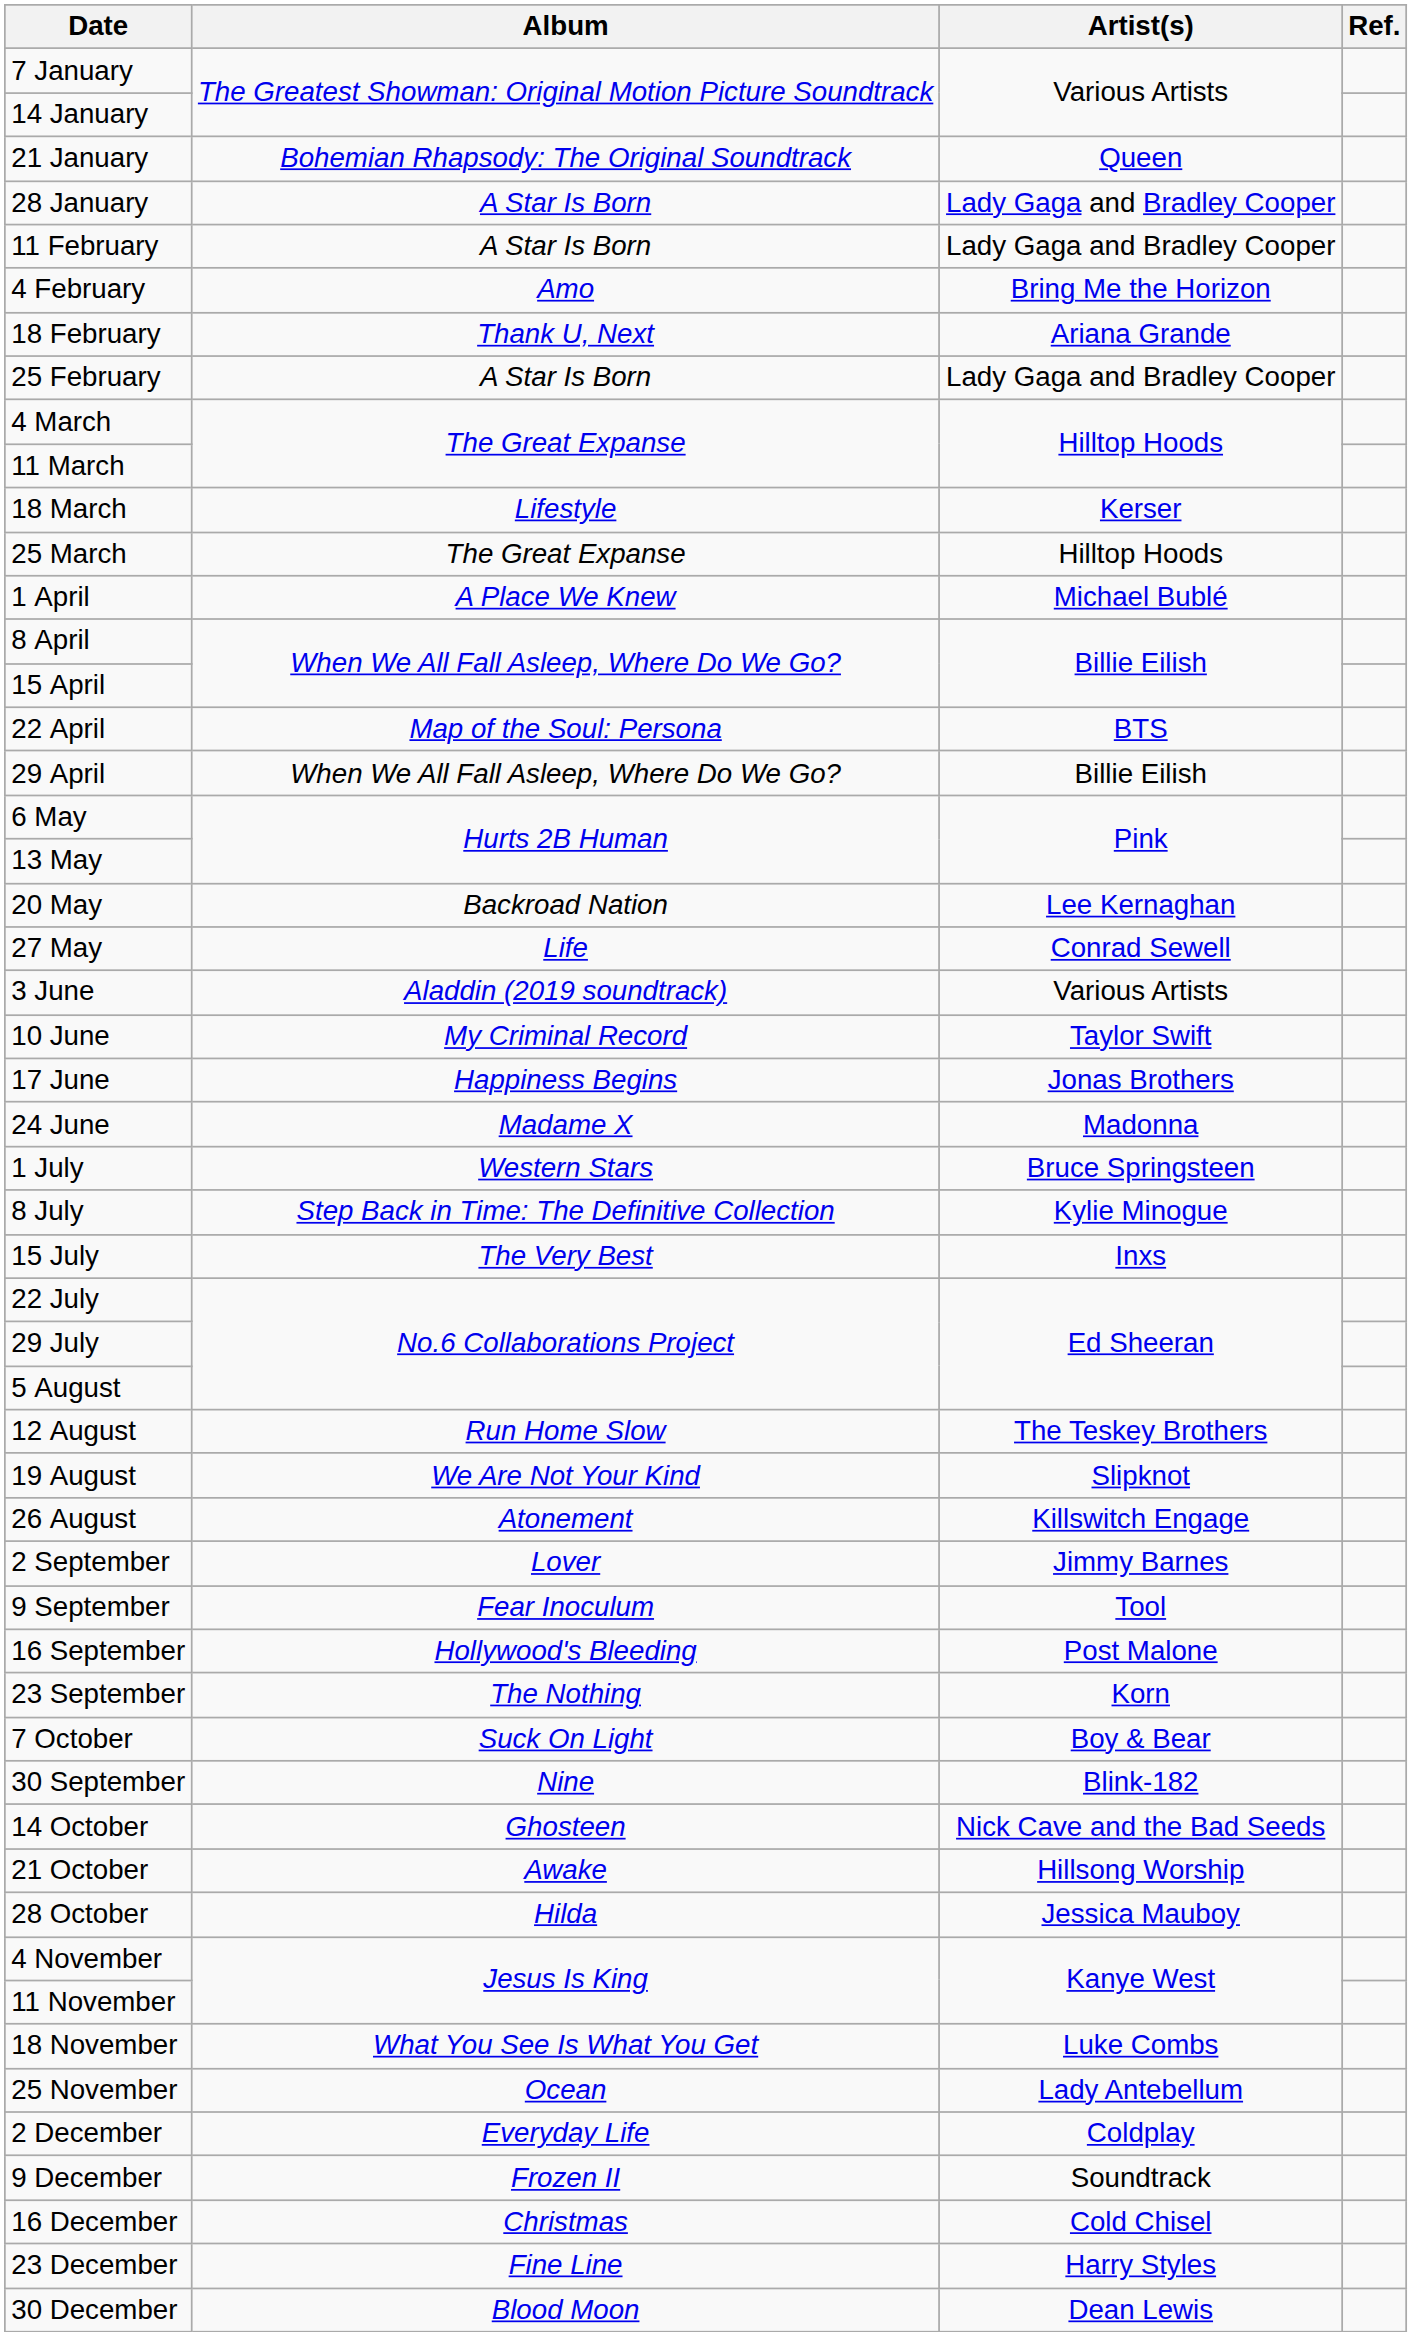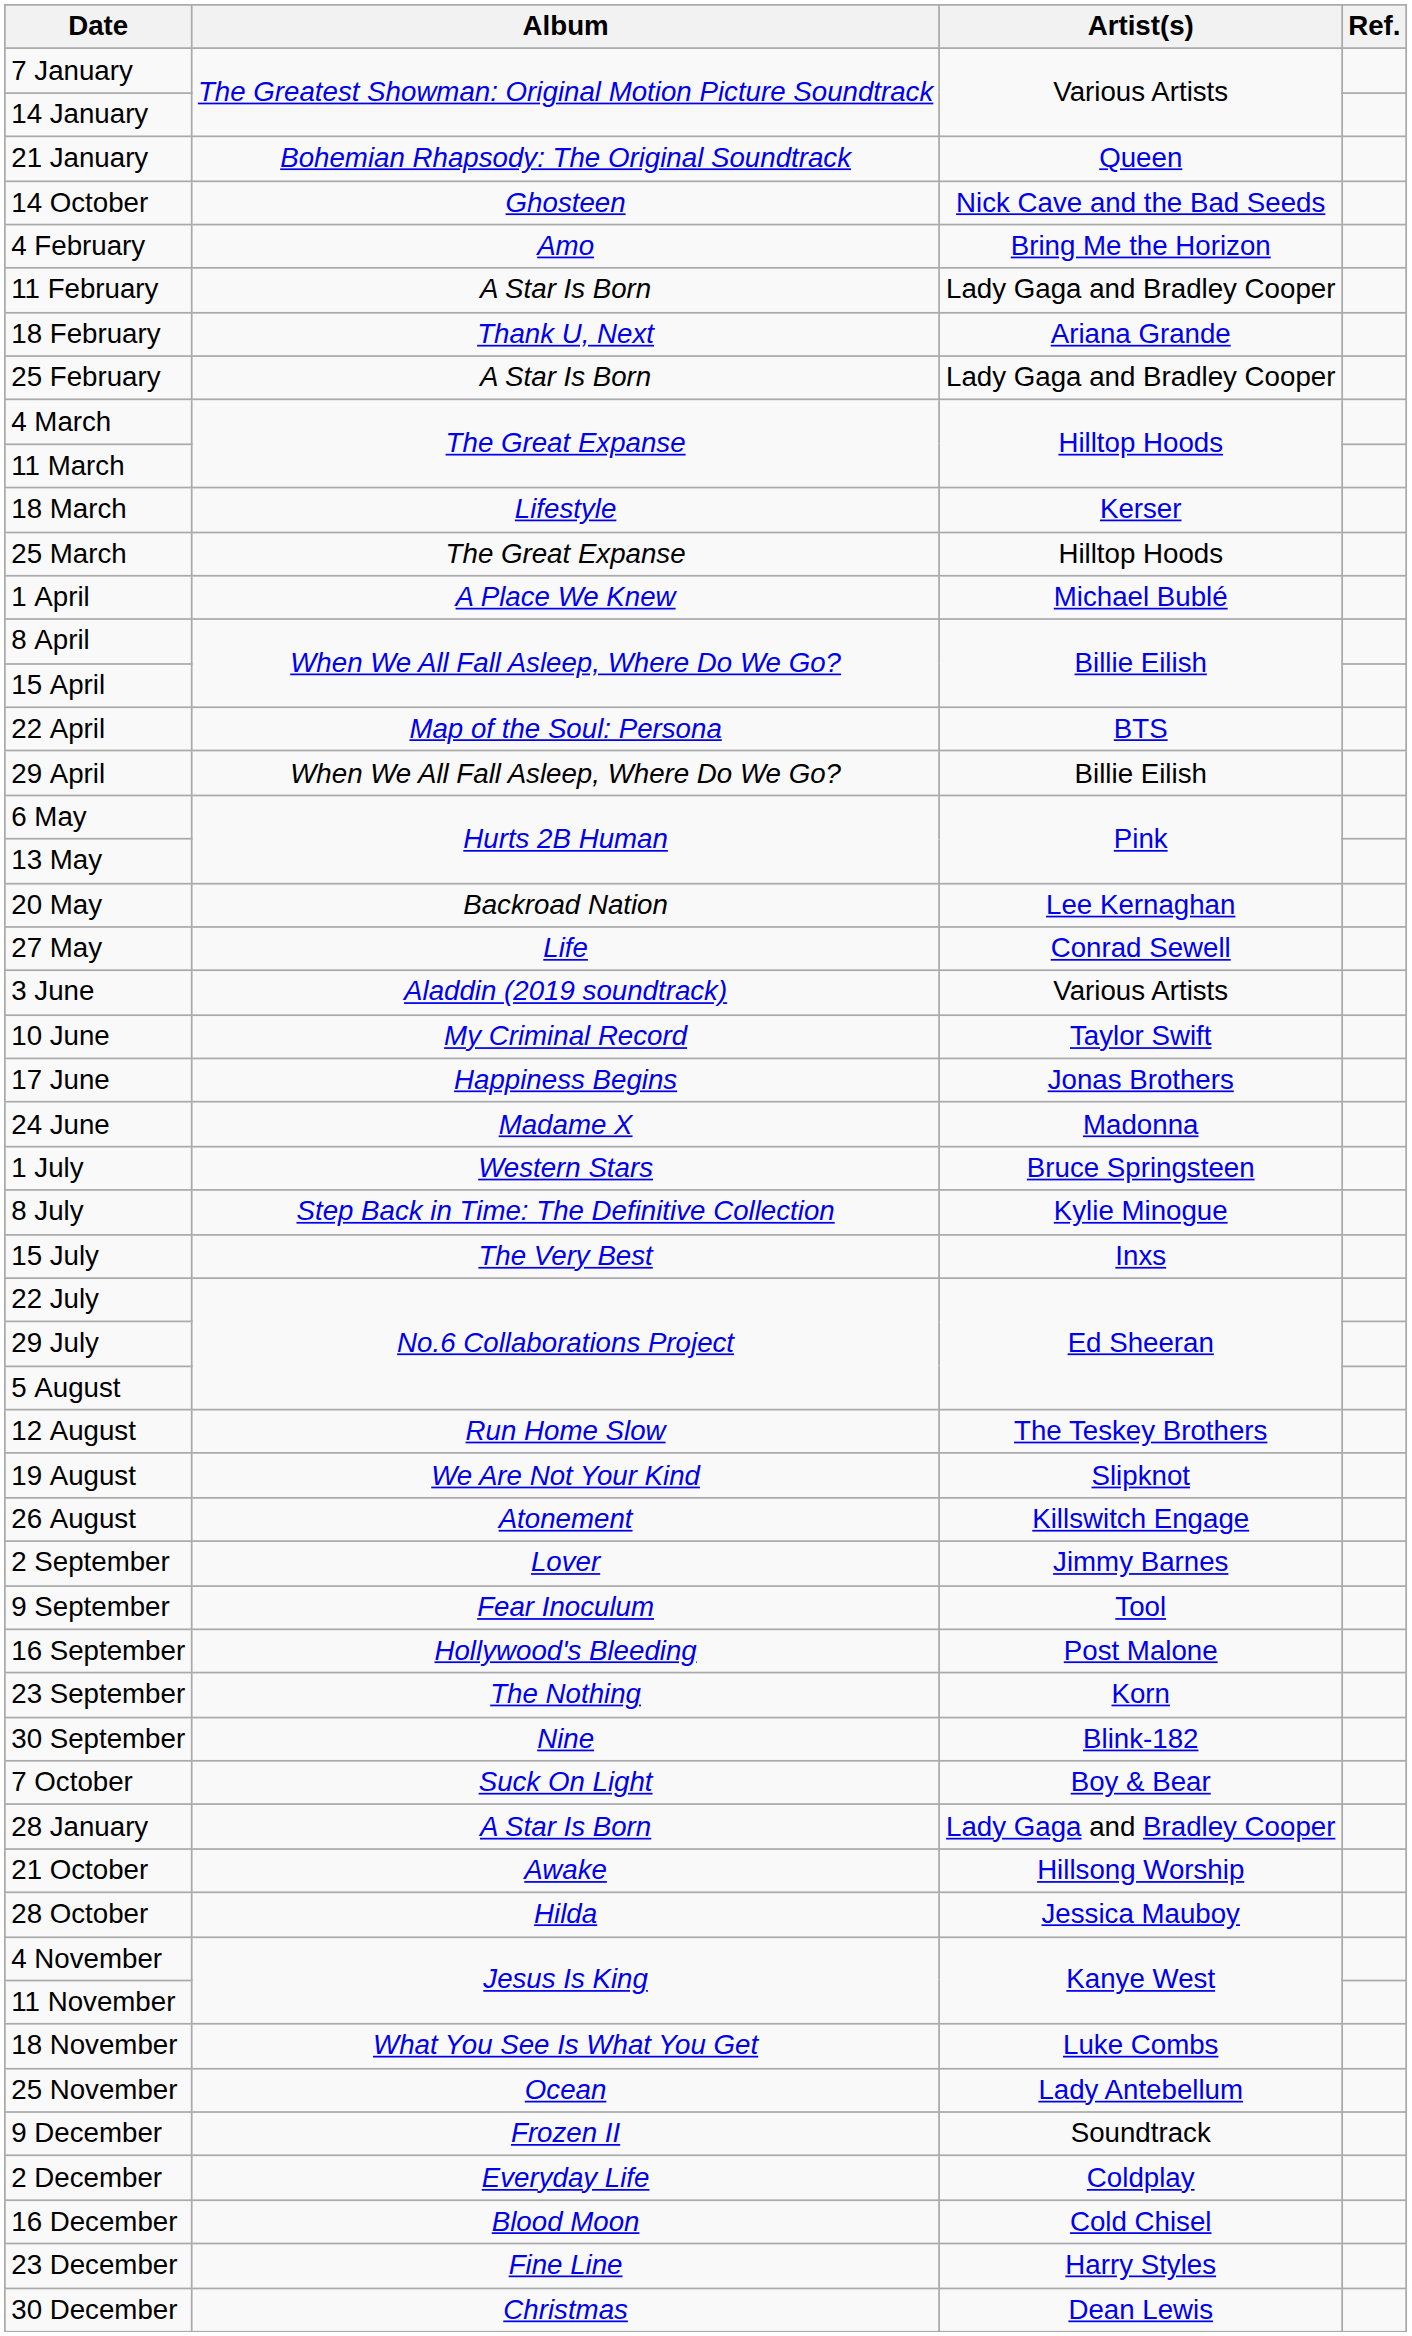rows swapped: (80, 202) <-> (80, 1826)
rows swapped: (78, 289) <-> (85, 245)
rows swapped: (98, 1782) <-> (72, 1738)
rows swapped: (87, 2133) <-> (87, 2177)
(566, 2221) Christmas -> (566, 2221) Blood Moon
(566, 2309) Blood Moon -> (566, 2309) Christmas
